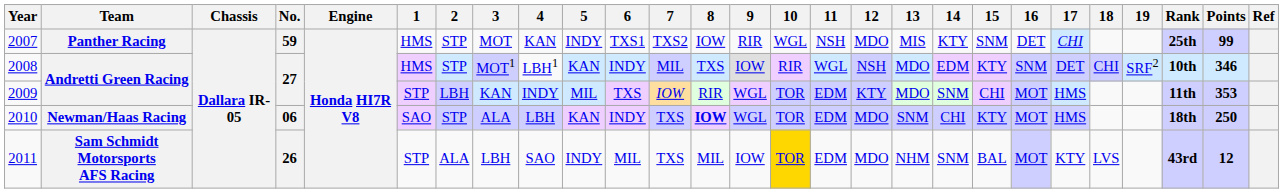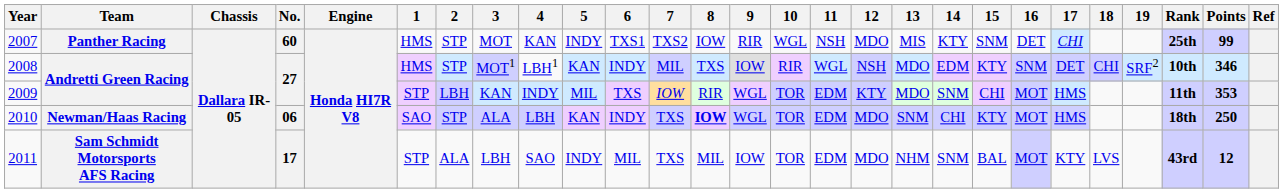(290, 41) 59 -> (290, 41) 60
(290, 159) 26 -> (290, 159) 17
(790, 159) gold background -> (790, 159) no background
